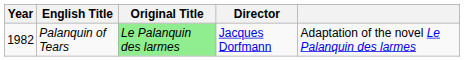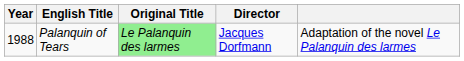(20, 39) 1982 -> (20, 39) 1988
